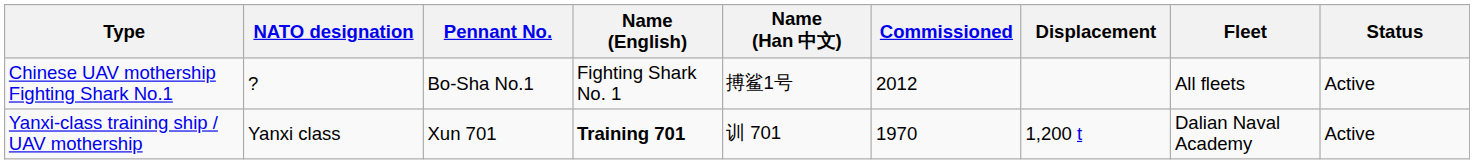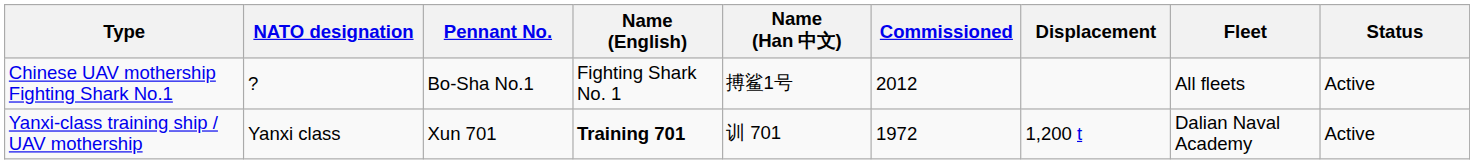(897, 133) 1970 -> (897, 133) 1972
